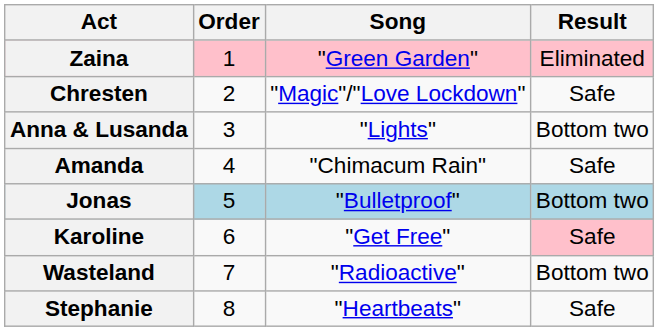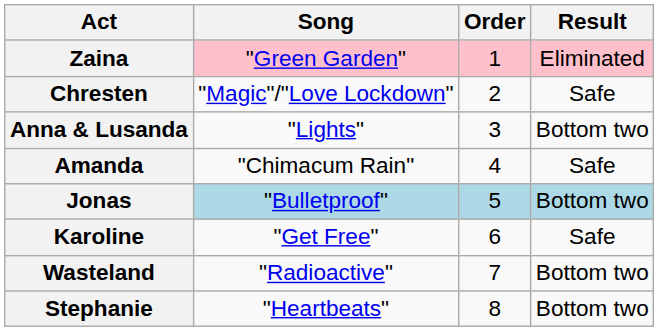columns swapped: (229, 22) <-> (398, 22)
(592, 237) pink background -> (592, 237) no background
(592, 308) Safe -> (592, 308) Bottom two
